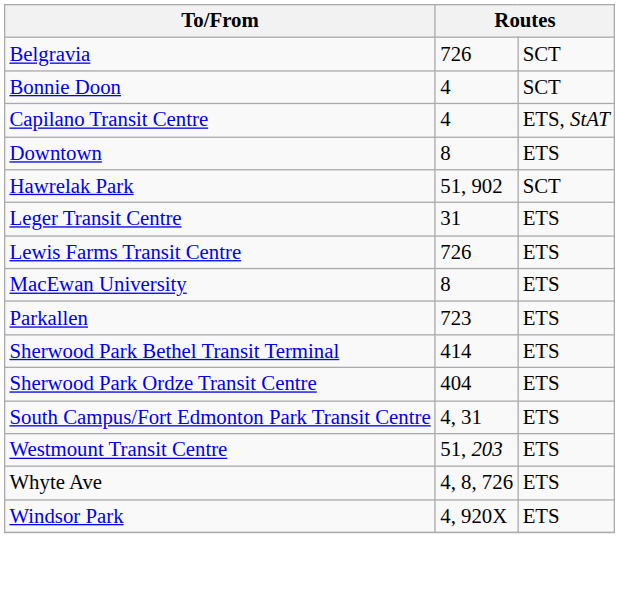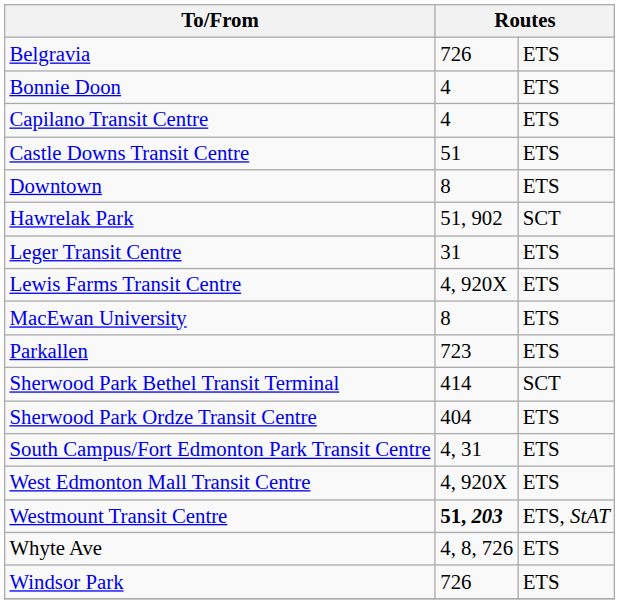(542, 53) SCT -> (541, 53) ETS
(542, 86) SCT -> (541, 86) ETS
(566, 119) ETS, StAT -> (541, 119) ETS
+ row: (129, 152)
(456, 251) 726 -> (474, 284) 4, 920X
(541, 350) ETS -> (542, 383) SCT
+ row: (160, 482)
(471, 449) normal -> (471, 515) bold
(541, 449) ETS -> (566, 515) ETS, StAT
(474, 515) 4, 920X -> (456, 581) 726
